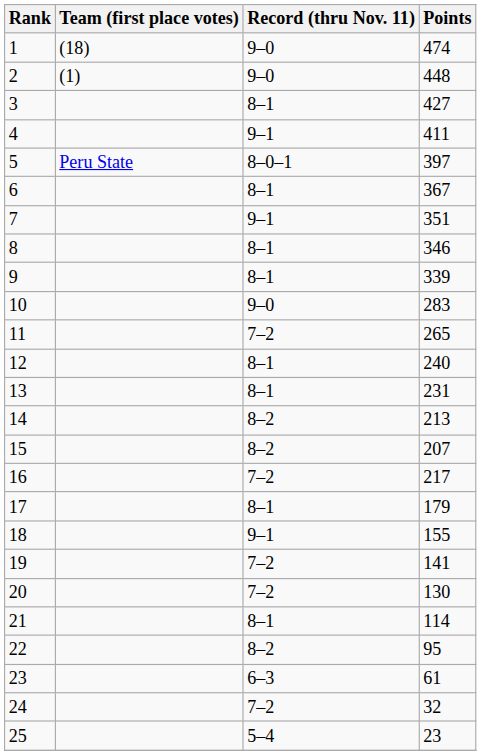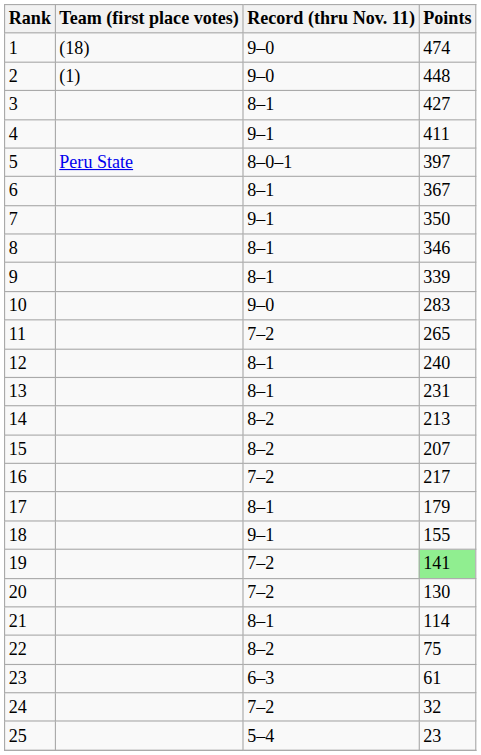(437, 219) 351 -> (437, 219) 350
(437, 563) no background -> (437, 563) lightgreen background
(432, 649) 95 -> (432, 649) 75
